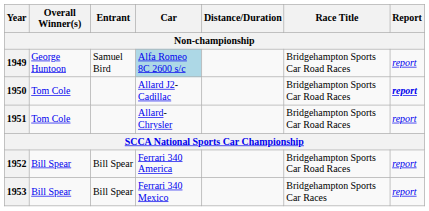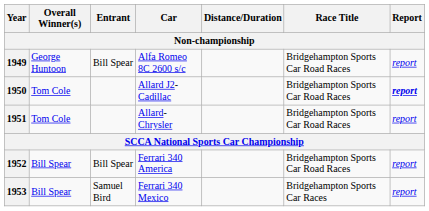(108, 63) Samuel Bird -> (113, 63) Bill Spear
(163, 63) lightblue background -> (163, 63) no background
(113, 192) Bill Spear -> (108, 192) Samuel Bird
